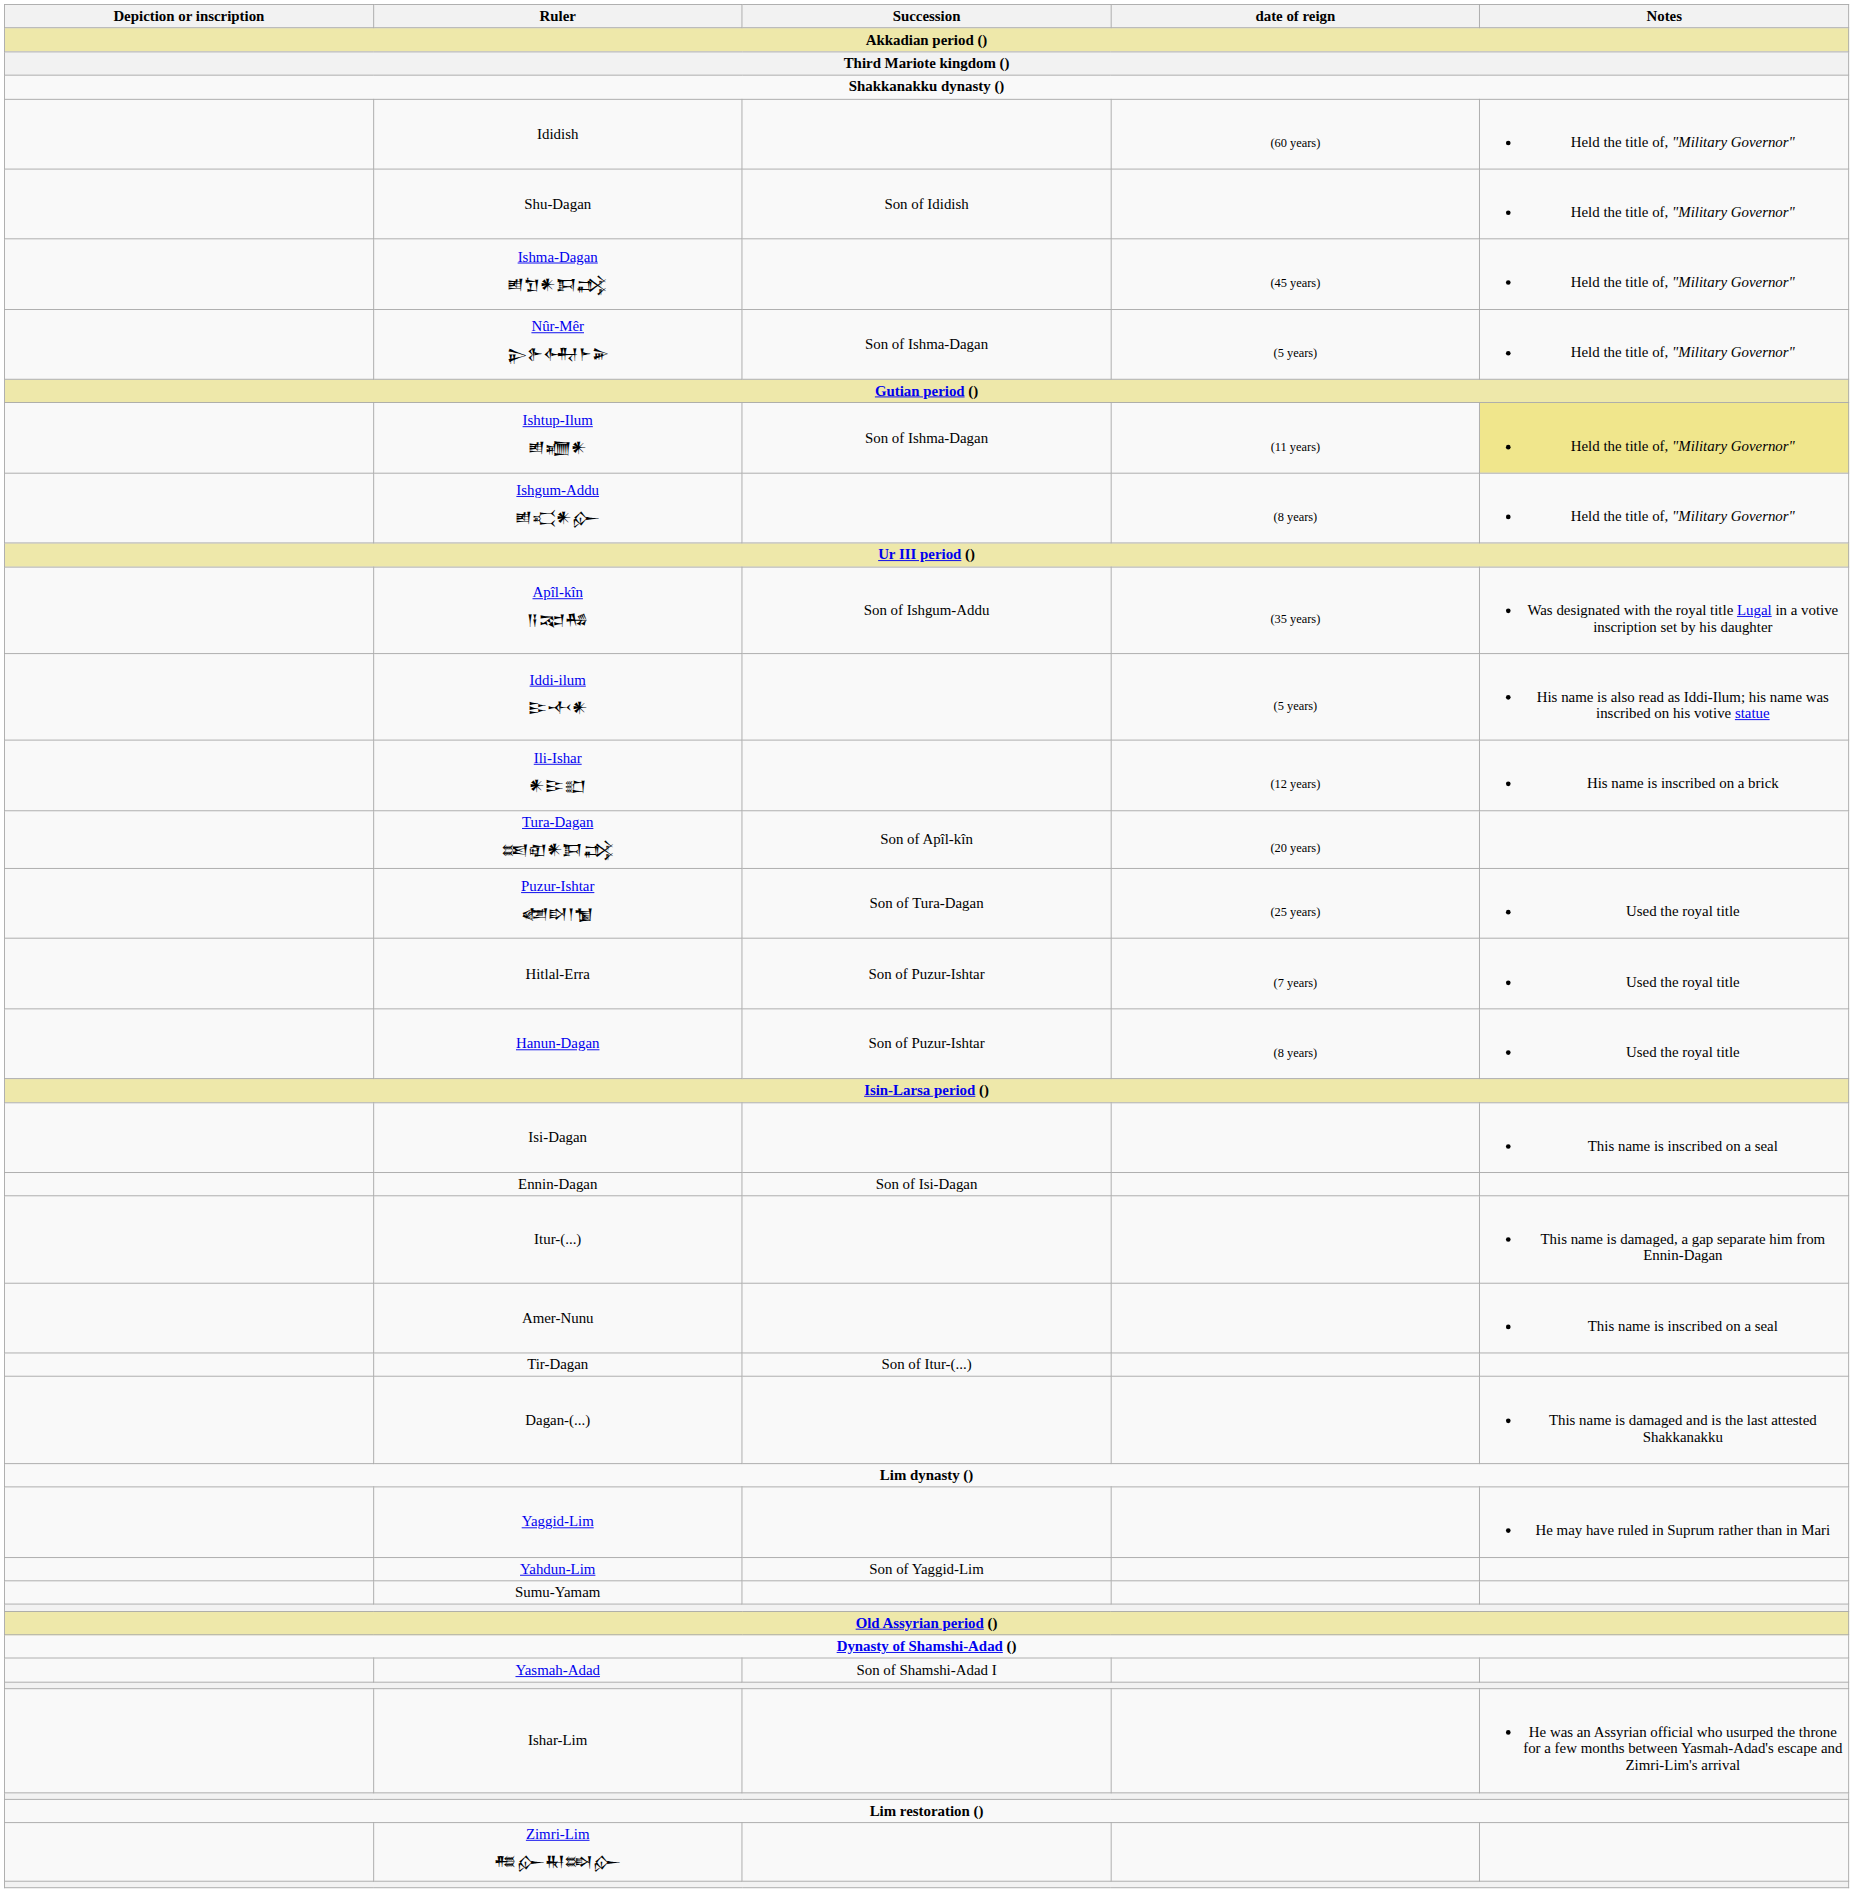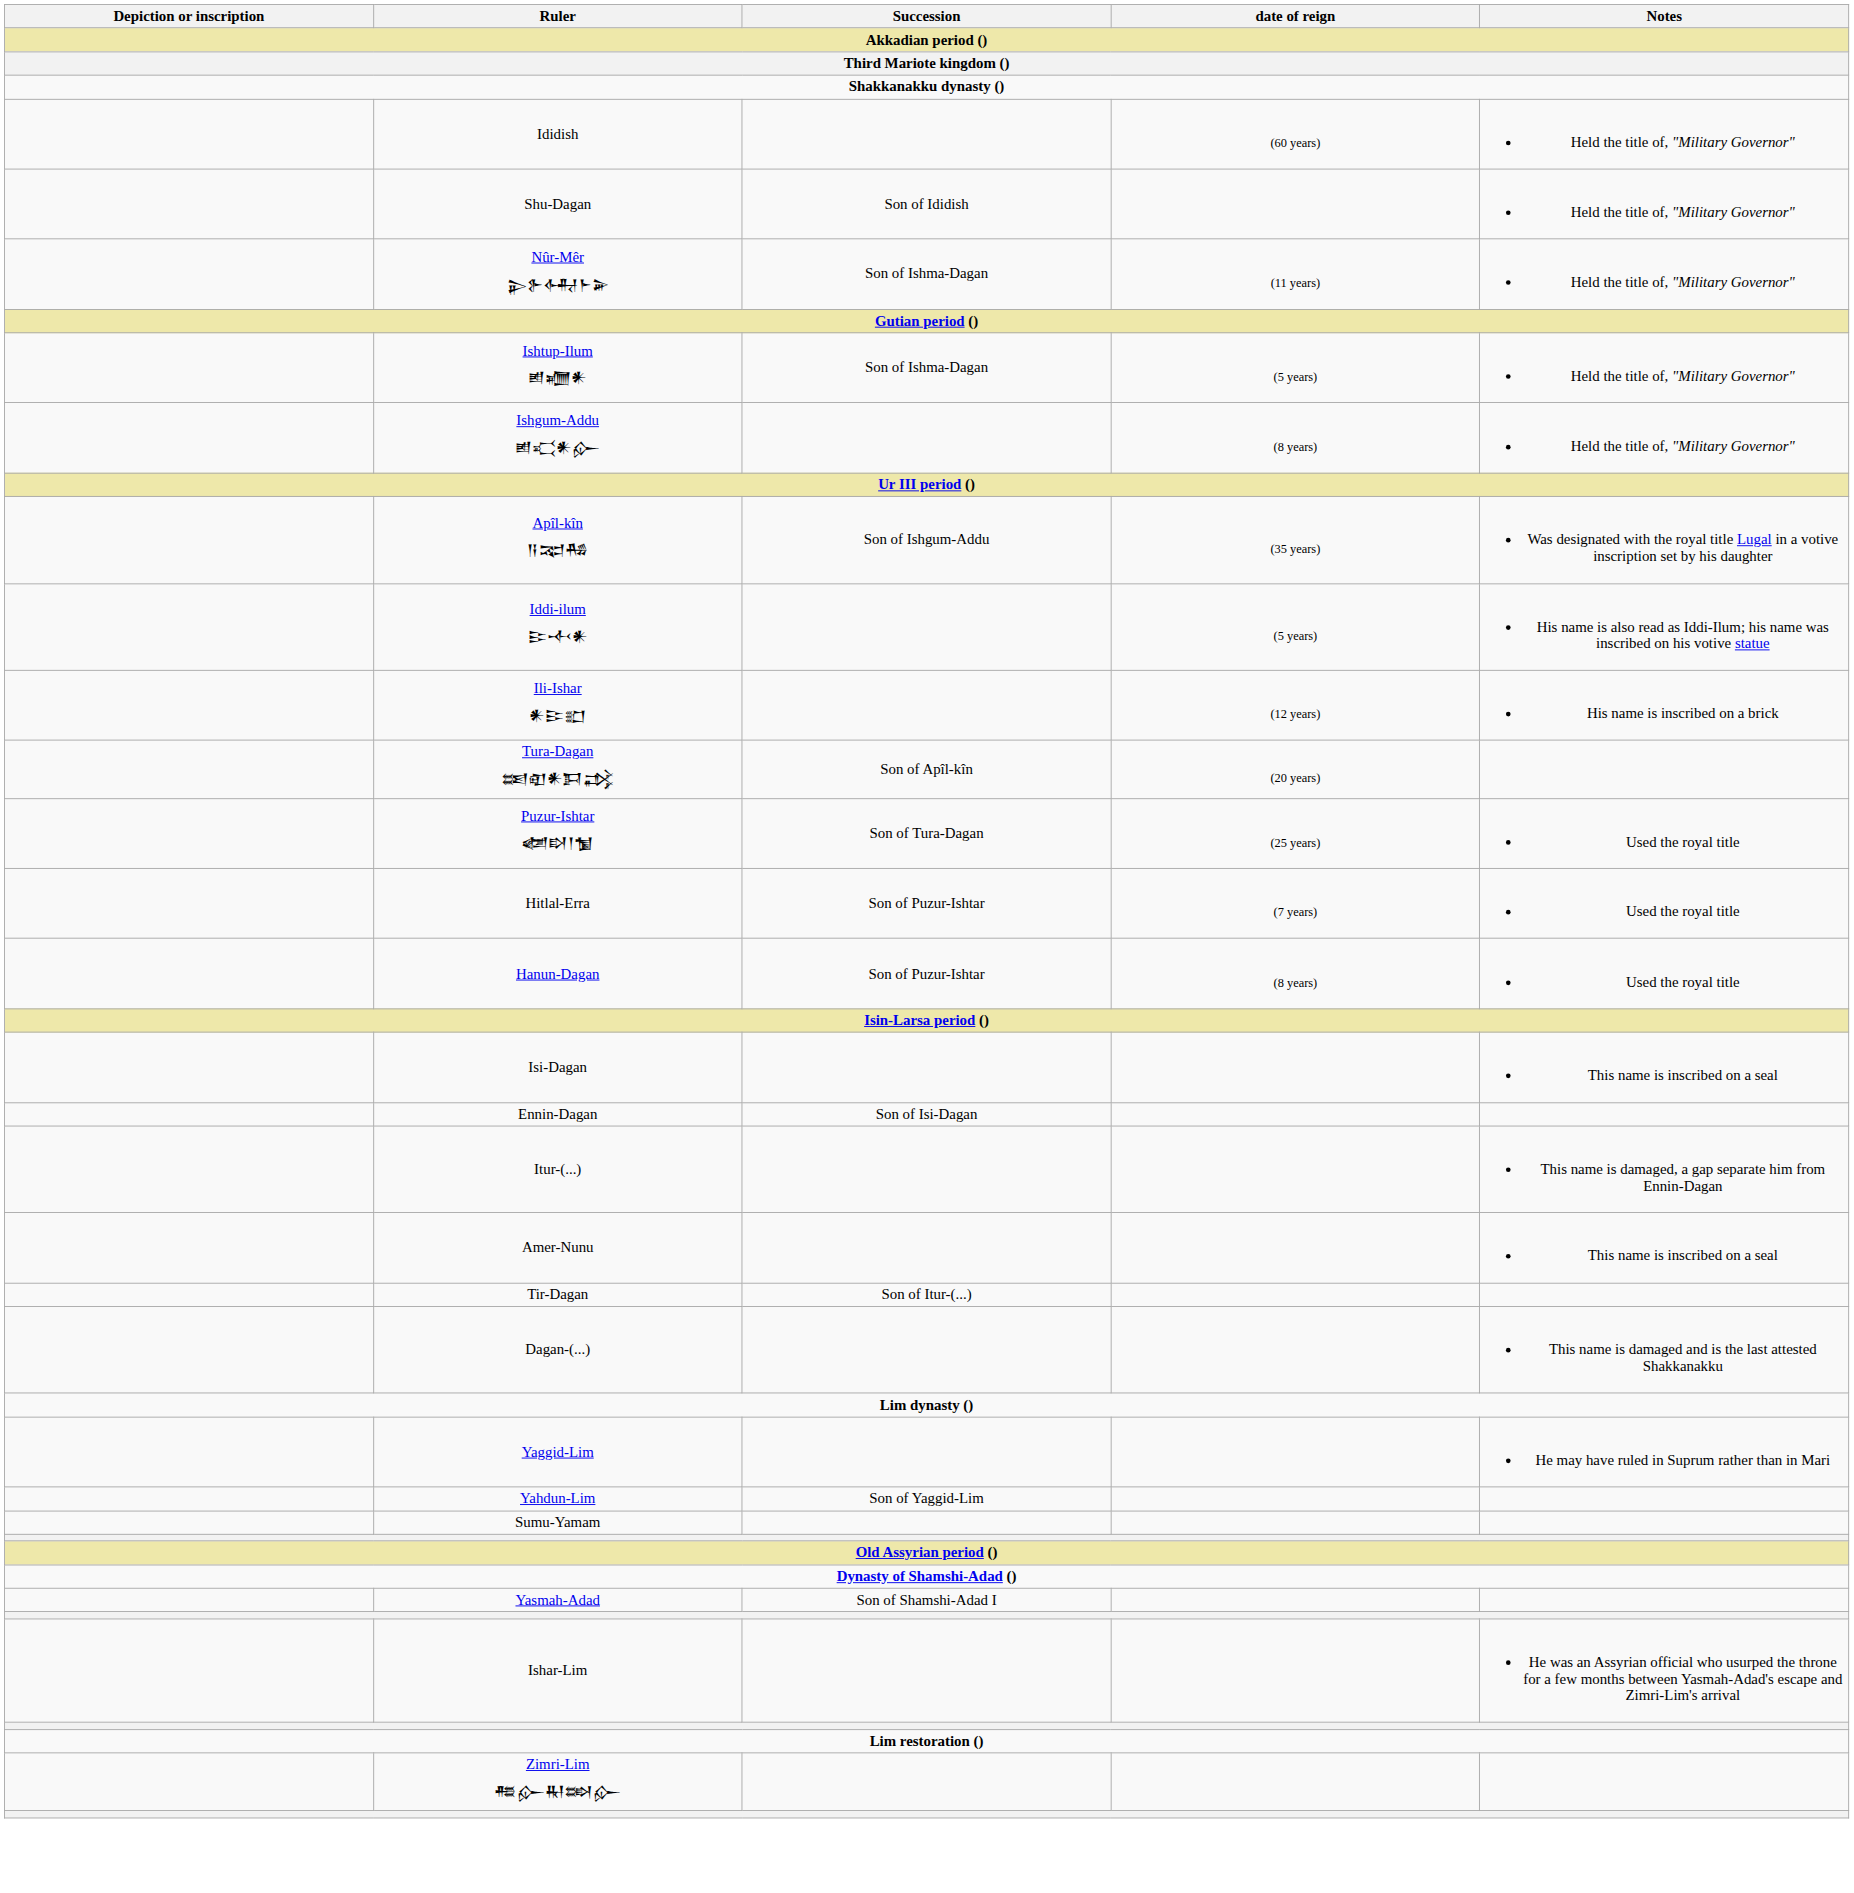- row: (558, 270)
(1295, 353) (5 years) -> (1295, 283) (11 years)
(1295, 447) (11 years) -> (1295, 377) (5 years)
(1664, 446) khaki background -> (1664, 376) no background
